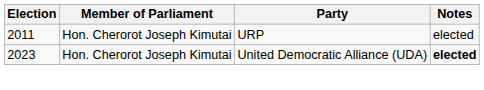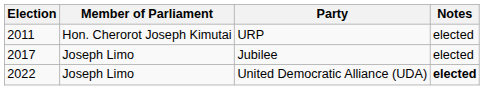+ row: (257, 54)
(21, 54) 2023 -> (21, 74) 2022
(147, 54) Hon. Cherorot Joseph Kimutai -> (98, 74) Joseph Limo
